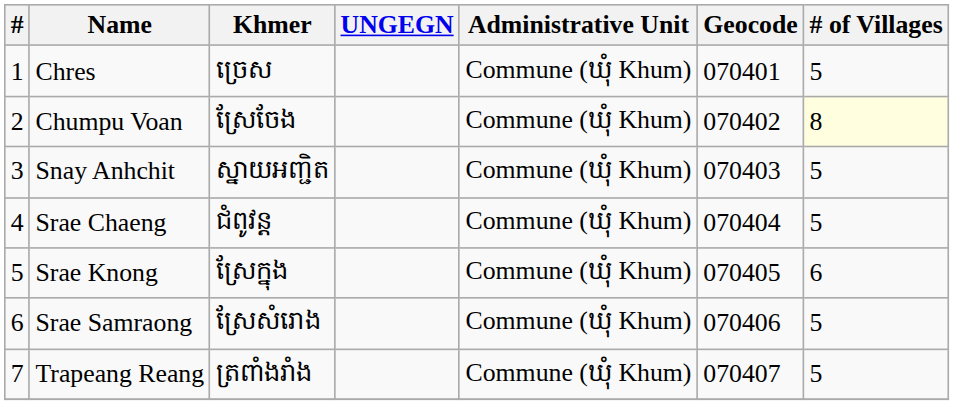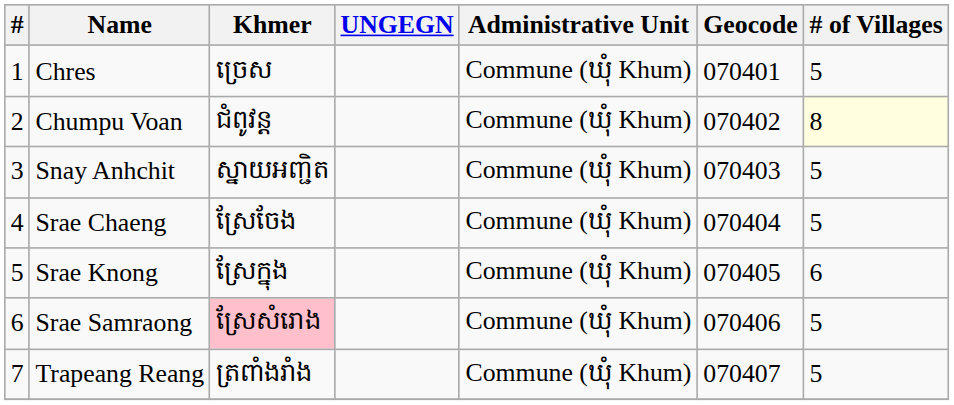(256, 119) ស្រែចែង -> (244, 119) ជំពូវន្ដ
(244, 220) ជំពូវន្ដ -> (256, 220) ស្រែចែង
(268, 321) no background -> (268, 321) pink background
